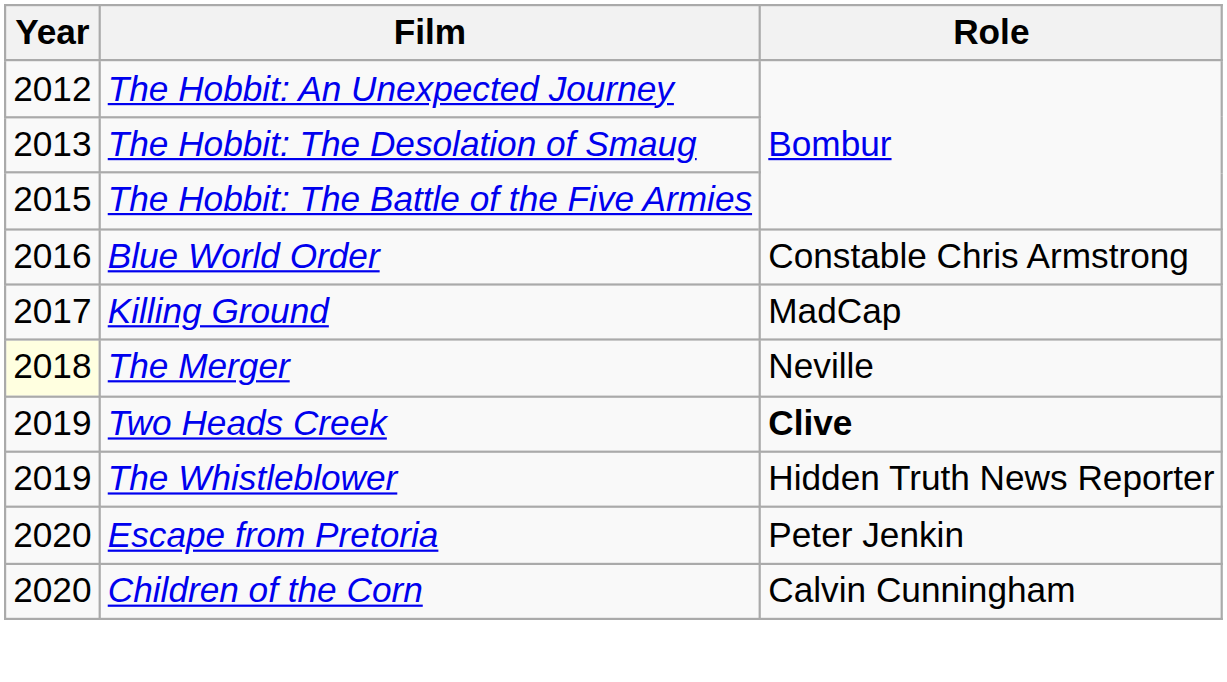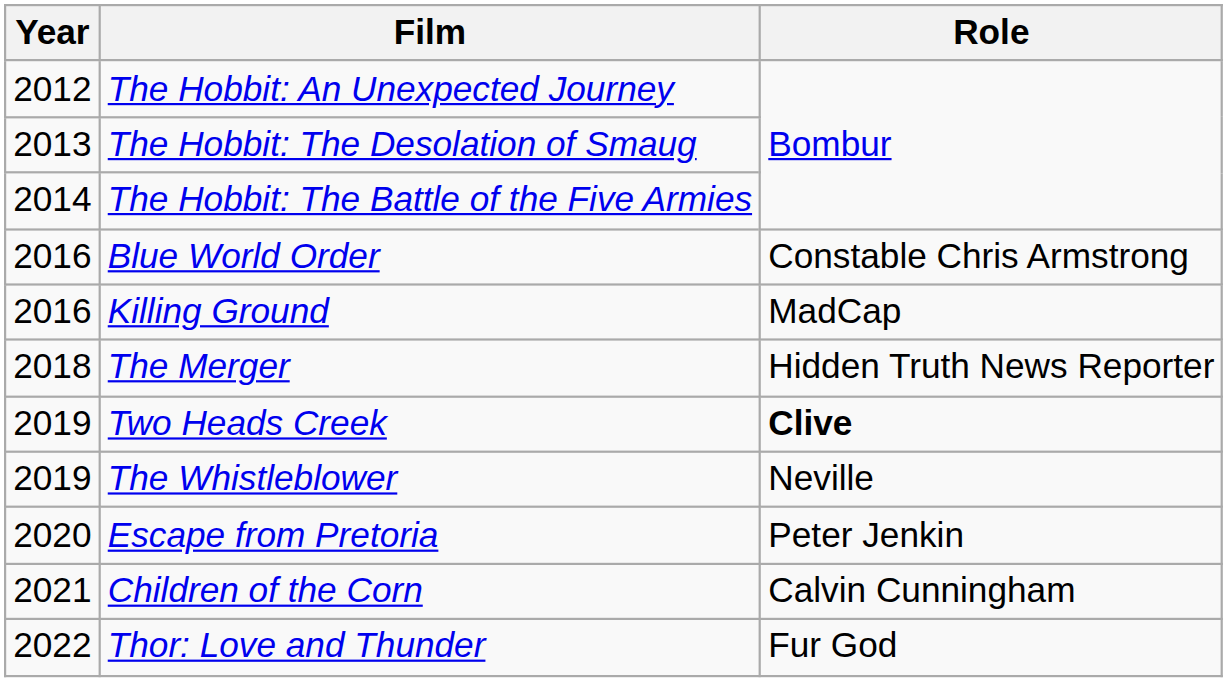(52, 199) 2015 -> (52, 199) 2014
(52, 311) 2017 -> (52, 311) 2016
(52, 367) lightyellow background -> (52, 367) no background
(821, 367) Neville -> (991, 367) Hidden Truth News Reporter
(991, 479) Hidden Truth News Reporter -> (821, 479) Neville
(52, 590) 2020 -> (52, 590) 2021
+ row: (297, 646)
